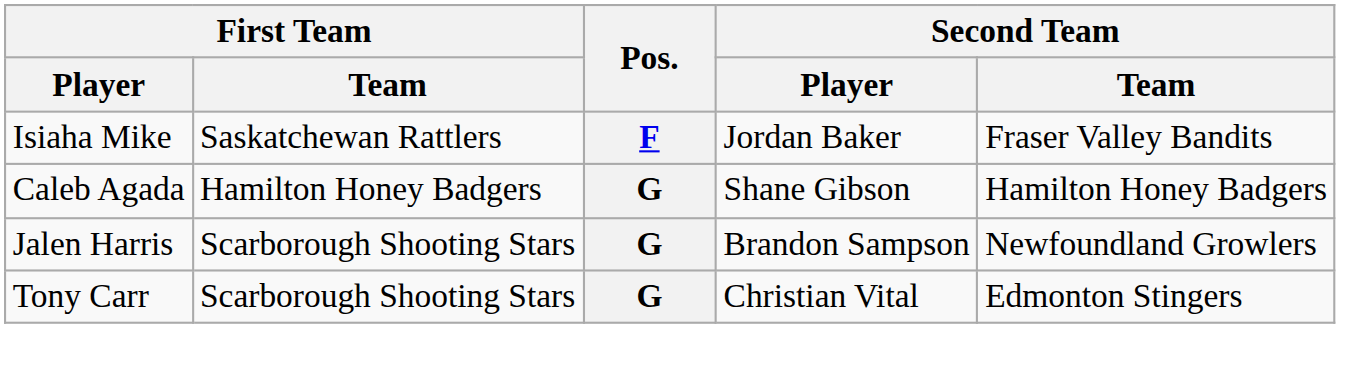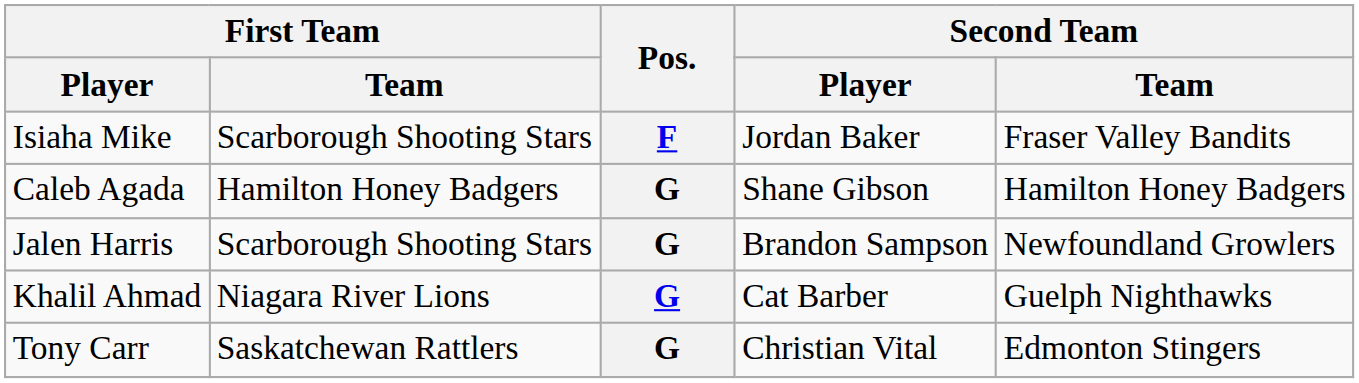(351, 137) Saskatchewan Rattlers -> (404, 137) Scarborough Shooting Stars
+ row: (107, 296)
(388, 296) Scarborough Shooting Stars -> (368, 349) Saskatchewan Rattlers
